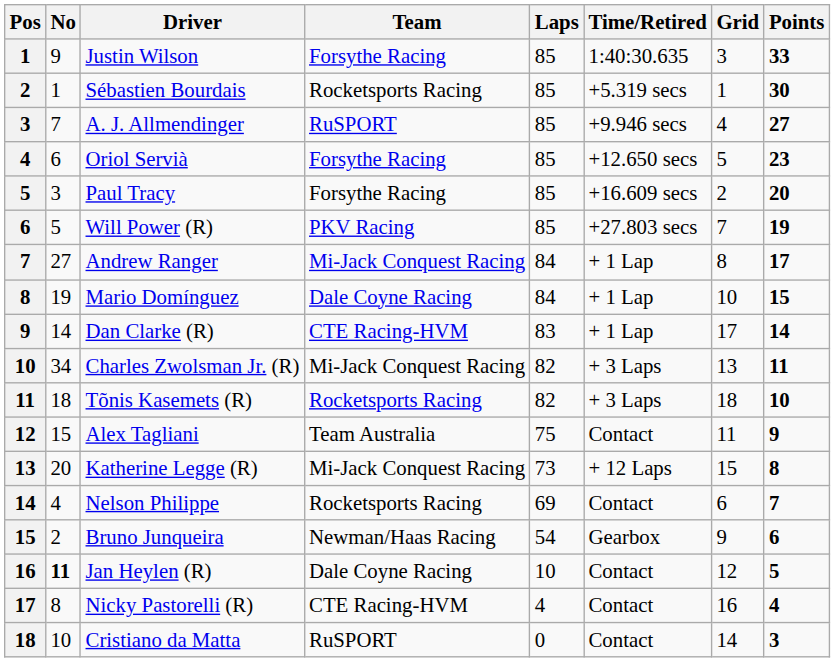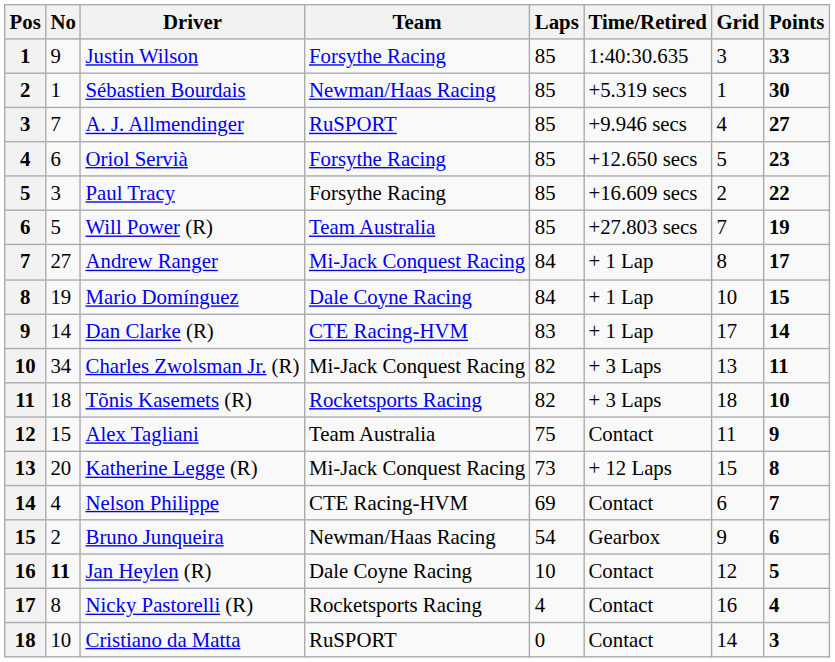(395, 90) Rocketsports Racing -> (402, 90) Newman/Haas Racing
(779, 193) 20 -> (779, 193) 22
(362, 227) PKV Racing -> (372, 227) Team Australia
(395, 502) Rocketsports Racing -> (388, 502) CTE Racing-HVM
(388, 605) CTE Racing-HVM -> (395, 605) Rocketsports Racing
